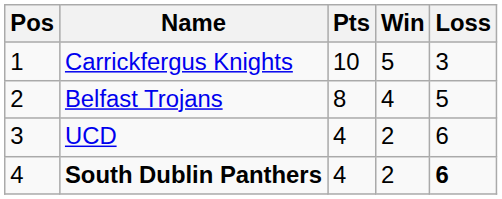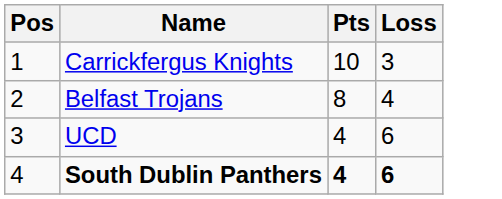- column: (403, 23)
(442, 99) 5 -> (388, 99) 4
(340, 174) normal -> (340, 174) bold
